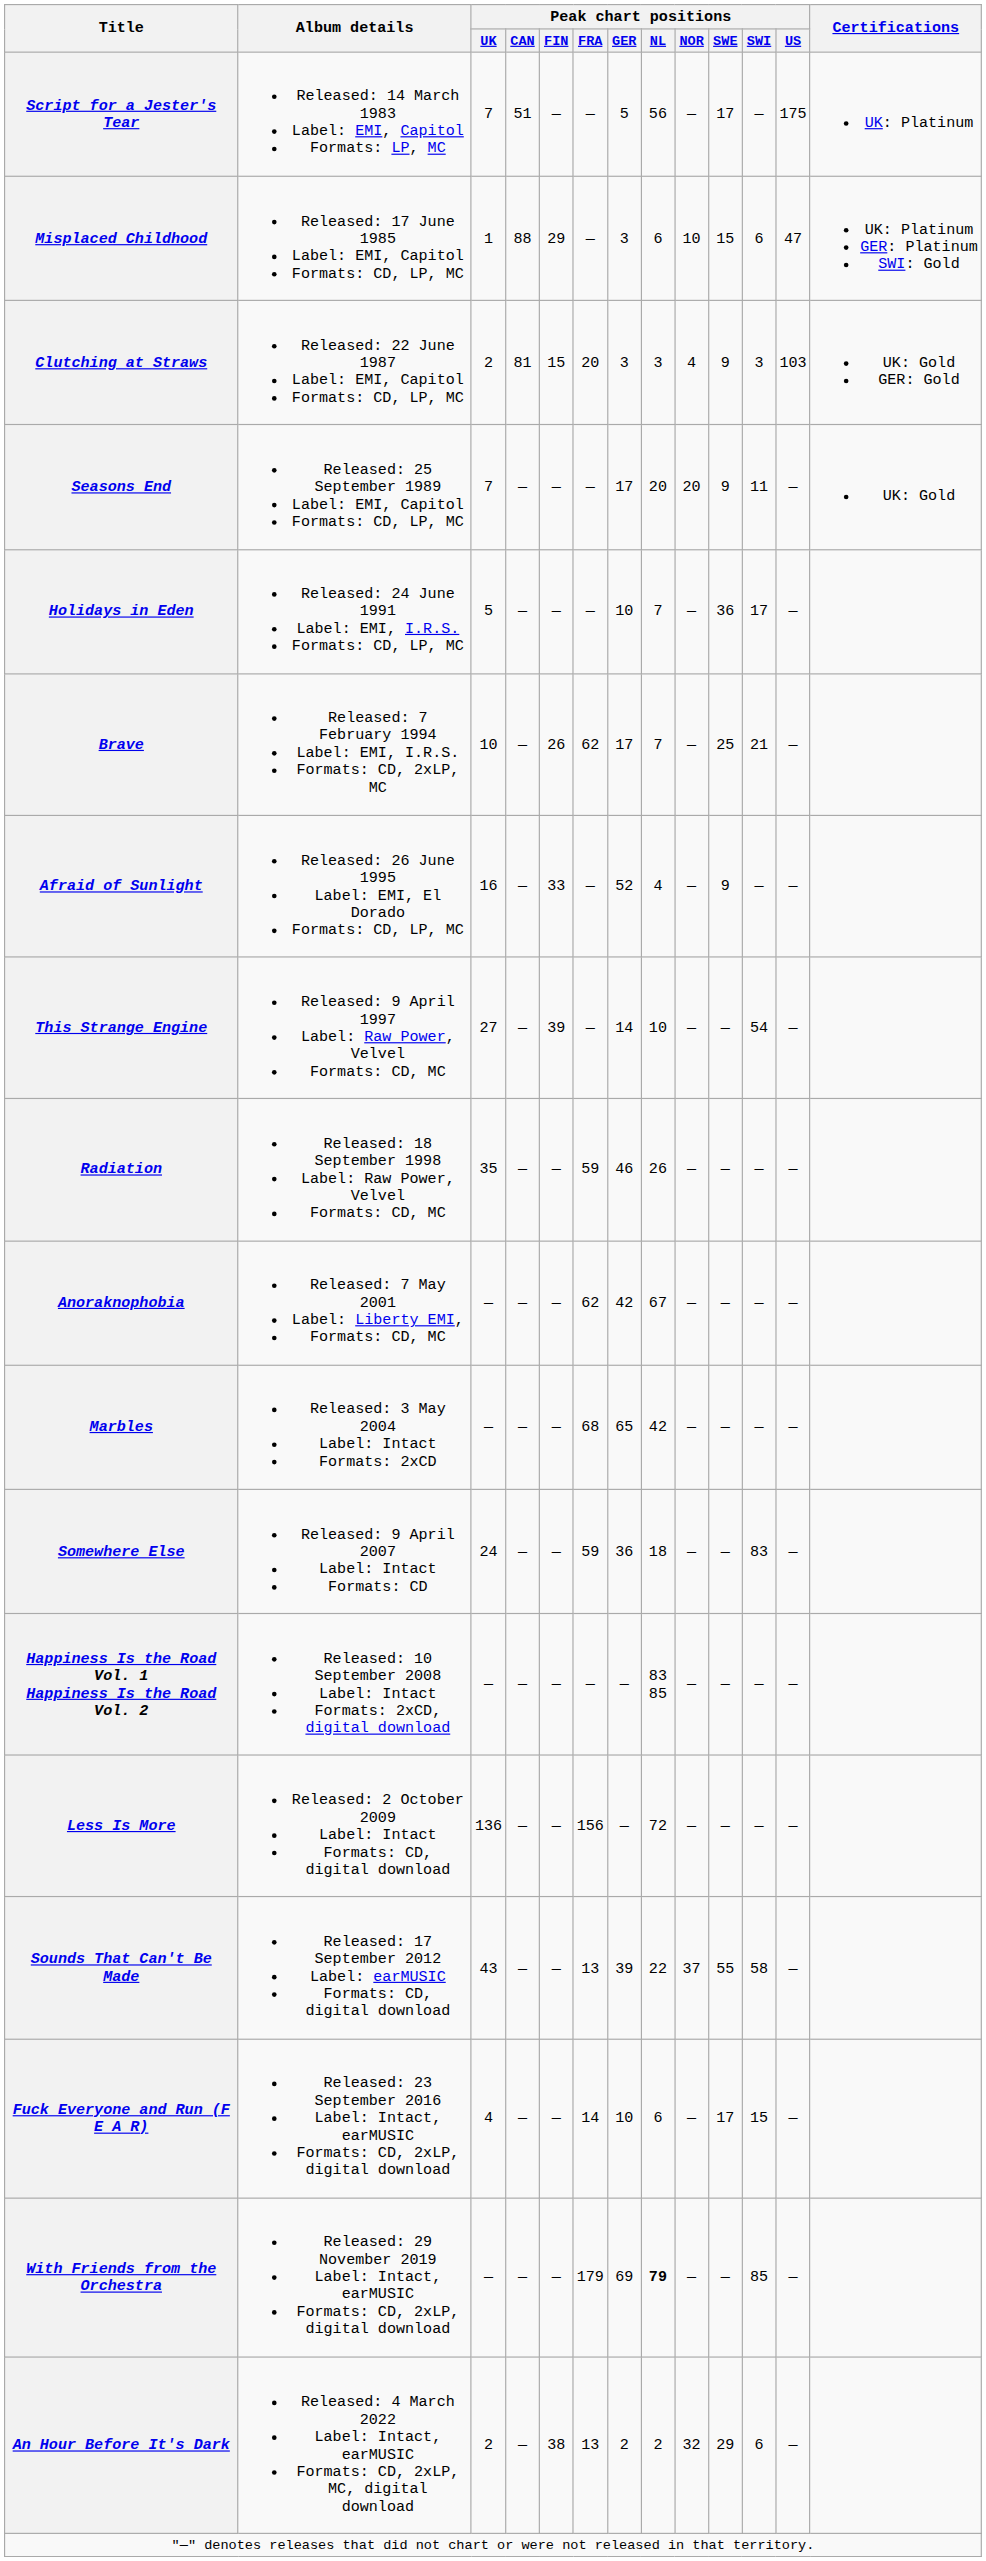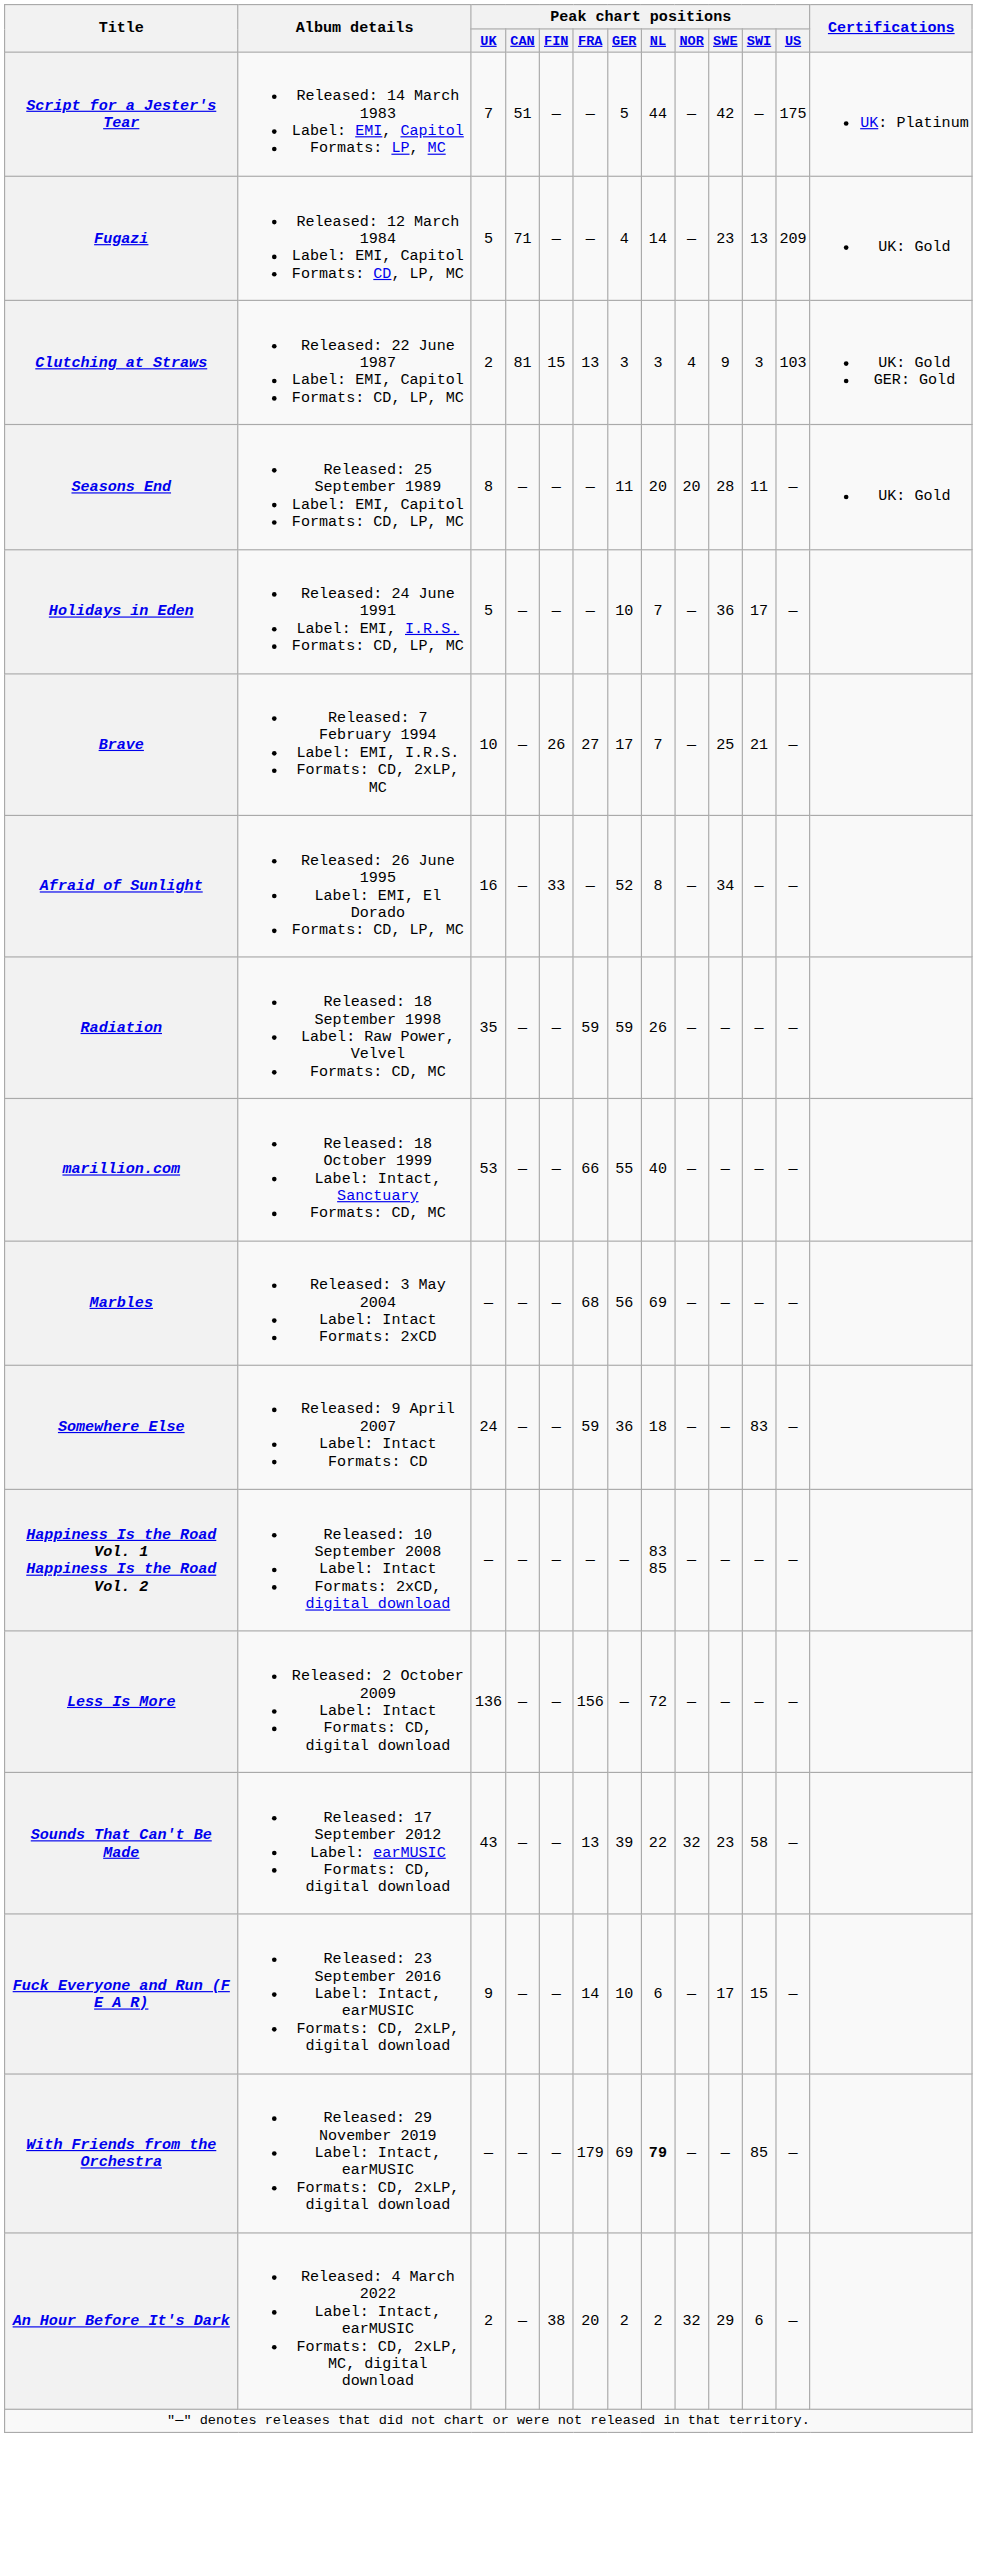(658, 114) 56 -> (658, 114) 44
(725, 114) 17 -> (725, 114) 42
+ row: (121, 238)
- row: (121, 238)
(590, 363) 20 -> (590, 363) 13
(488, 487) 7 -> (488, 487) 8
(624, 487) 17 -> (624, 487) 11
(725, 487) 9 -> (725, 487) 28
(590, 745) 62 -> (590, 745) 27
(658, 886) 4 -> (658, 886) 8
(725, 886) 9 -> (725, 886) 34
- row: (121, 1028)
(624, 1170) 46 -> (624, 1028) 59
+ row: (121, 1170)
- row: (121, 1303)
(624, 1427) 65 -> (624, 1303) 56
(658, 1427) 42 -> (658, 1303) 69
(692, 1968) 37 -> (692, 1844) 32
(725, 1968) 55 -> (725, 1844) 23
(488, 2118) 4 -> (488, 1994) 9
(590, 2445) 13 -> (590, 2321) 20
